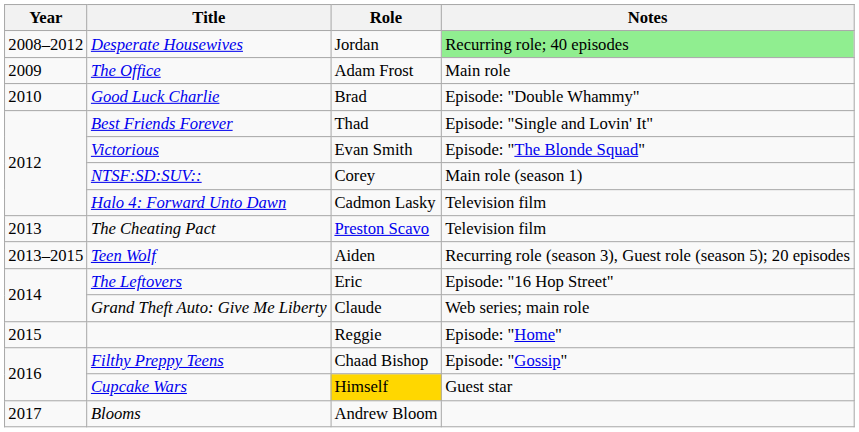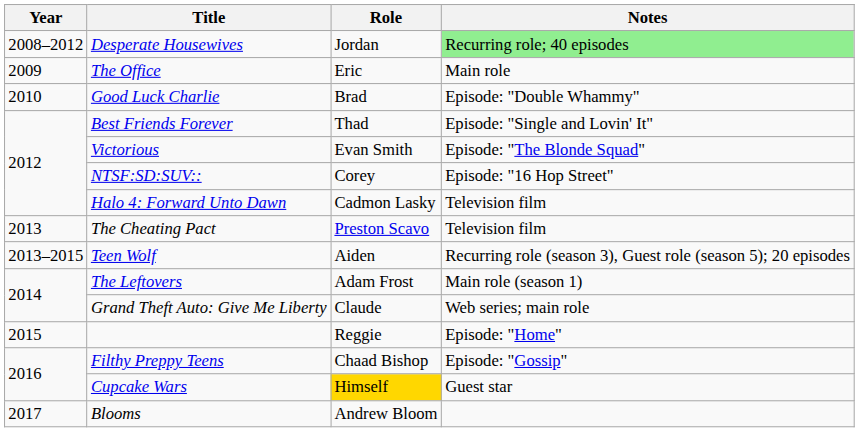(374, 70) Adam Frost -> (348, 70) Eric
(514, 176) Main role (season 1) -> (529, 176) Episode: "16 Hop Street"
(348, 281) Eric -> (374, 281) Adam Frost
(529, 281) Episode: "16 Hop Street" -> (514, 281) Main role (season 1)
